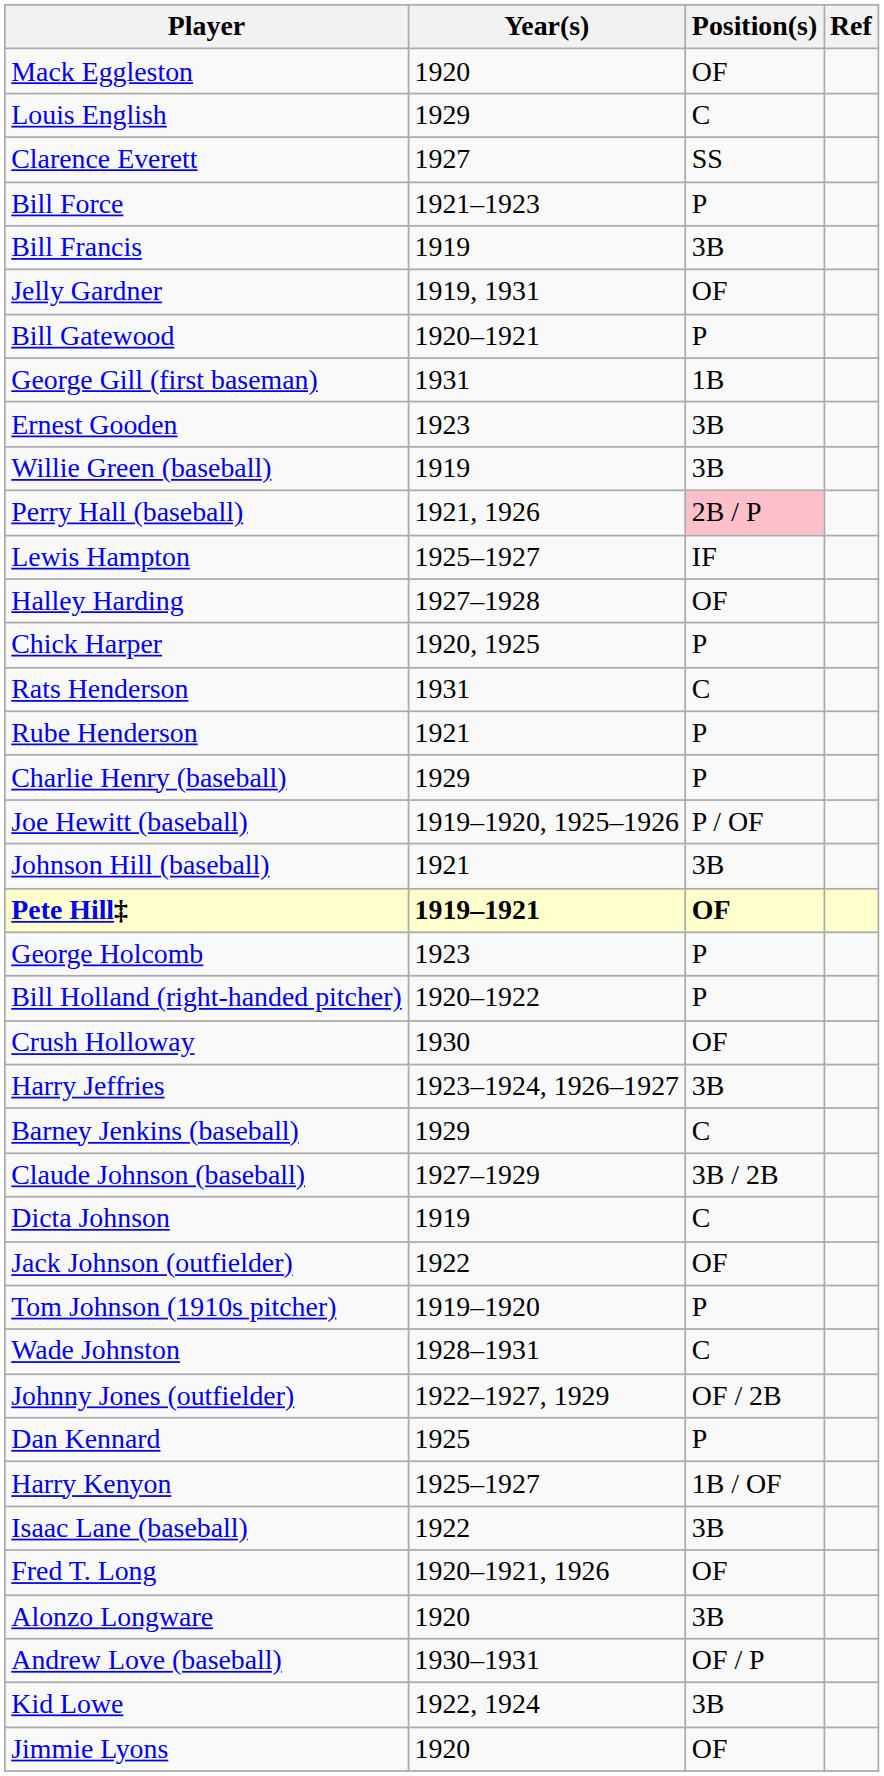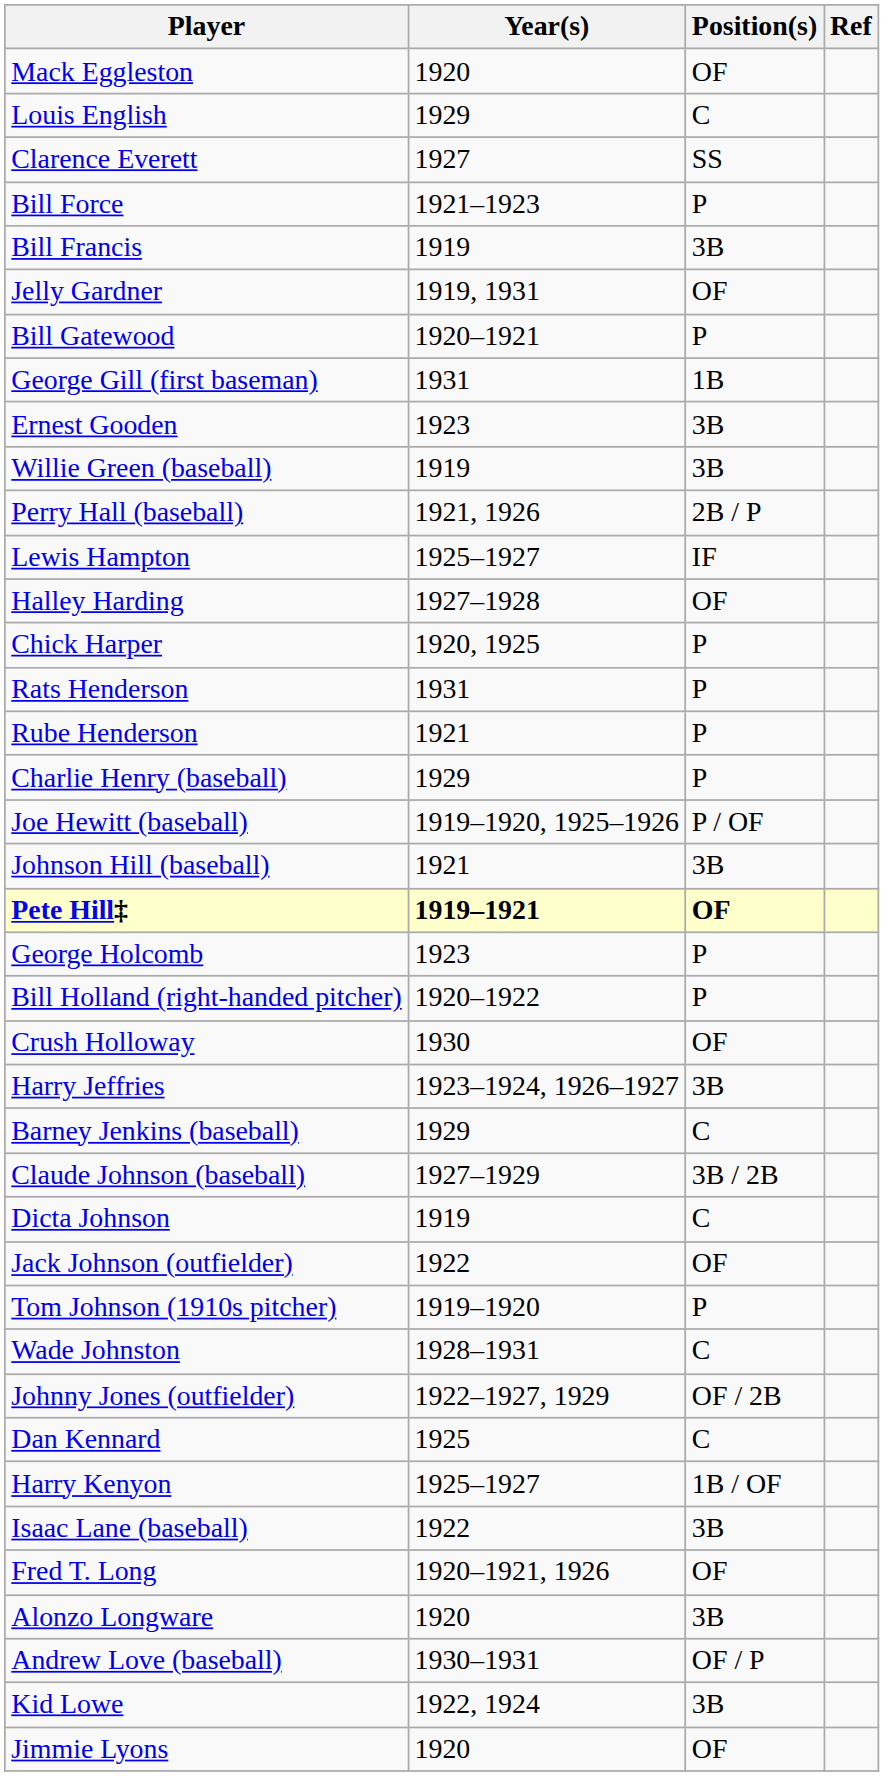(727, 512) pink background -> (727, 512) no background
(701, 688) C -> (700, 688) P
(700, 1439) P -> (701, 1439) C
